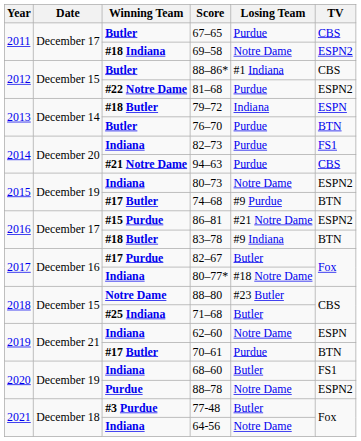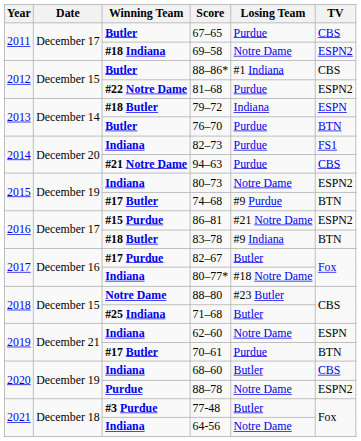(327, 370) FS1 -> (329, 370) CBS
